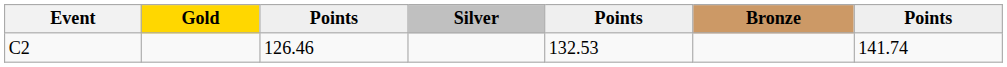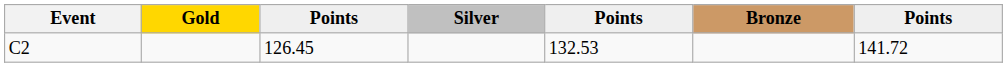(289, 47) 126.46 -> (289, 47) 126.45
(883, 47) 141.74 -> (883, 47) 141.72
